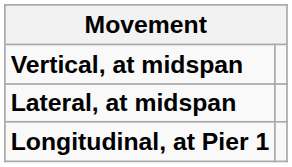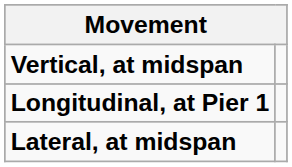rows swapped: (123, 103) <-> (140, 142)
